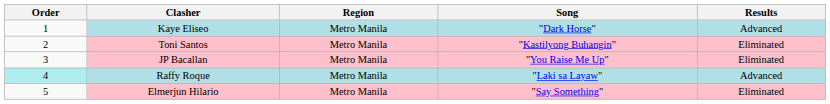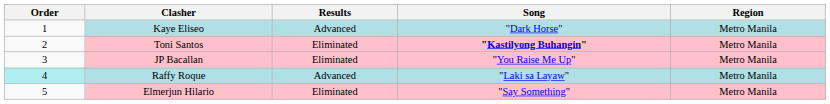columns swapped: (358, 12) <-> (761, 12)
(567, 44) normal -> (534, 44) bold
